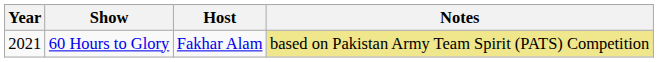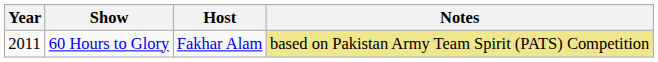(25, 43) 2021 -> (24, 43) 2011
